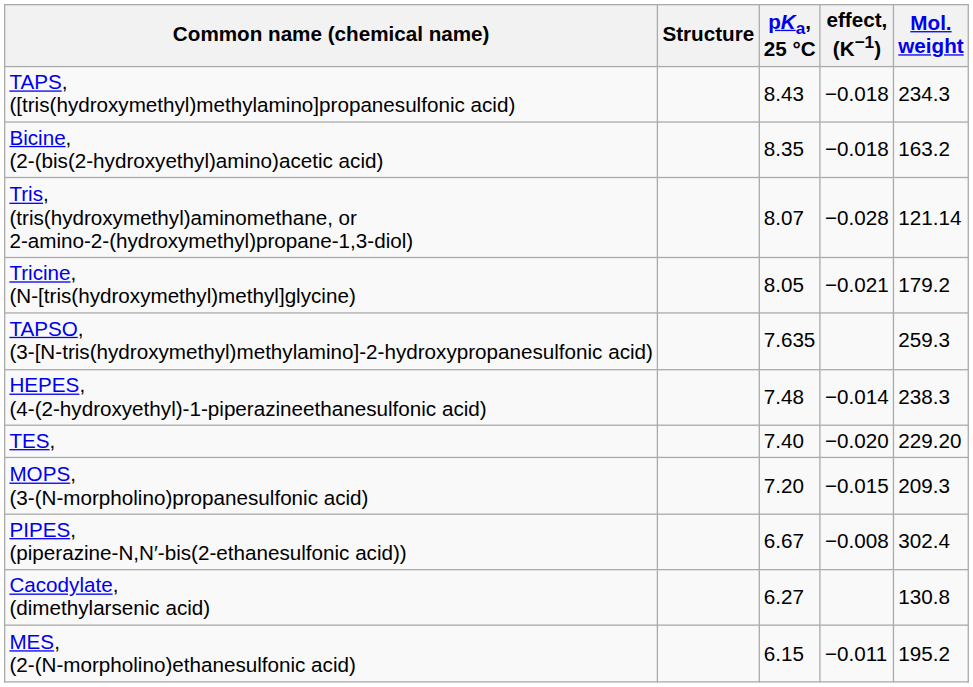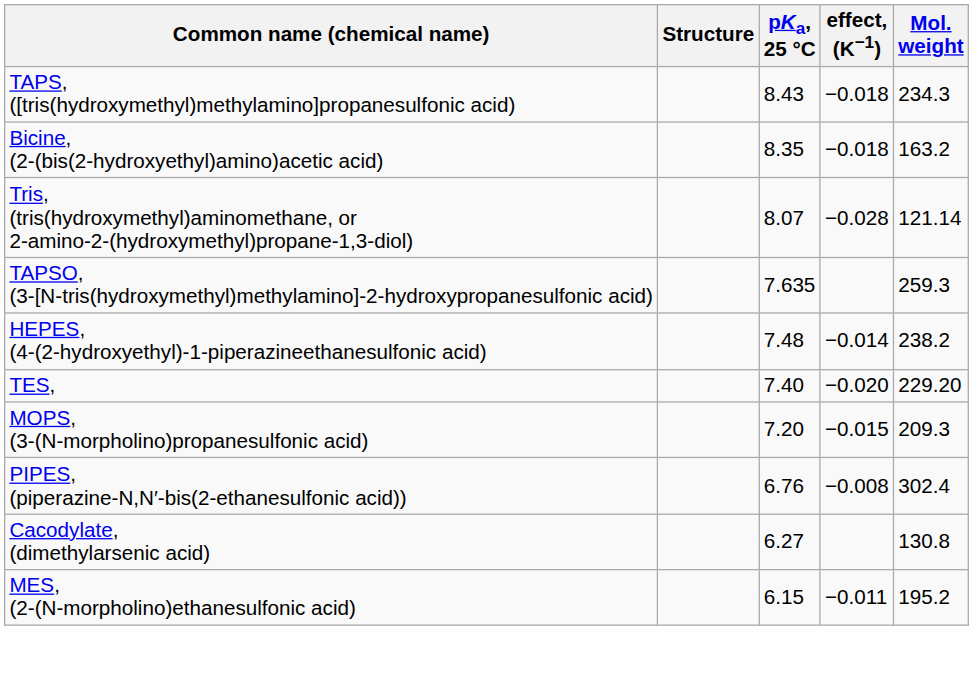- row: (183, 285)
(924, 397) 238.3 -> (924, 341) 238.2
(784, 541) 6.67 -> (784, 485) 6.76
